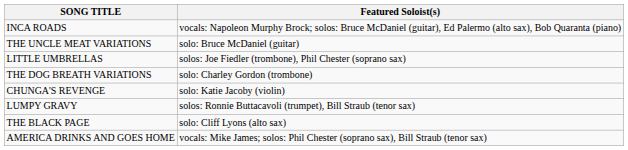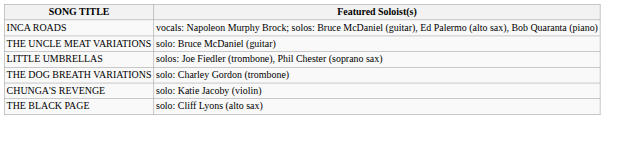- row: (42, 106)
- row: (91, 138)
